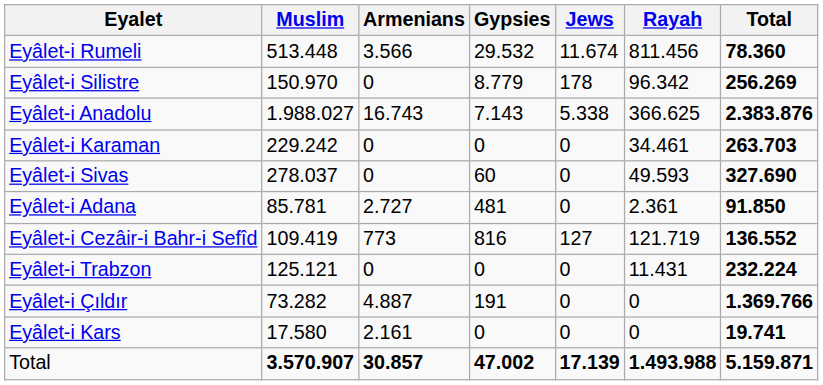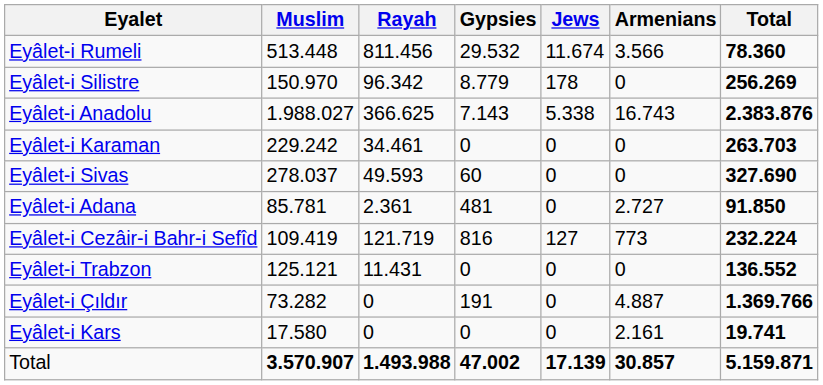columns swapped: (673, 20) <-> (414, 20)
(761, 238) 136.552 -> (761, 238) 232.224
(761, 269) 232.224 -> (761, 269) 136.552
